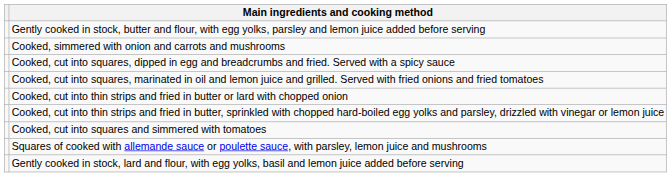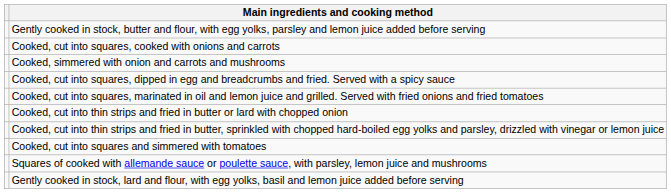+ row: (146, 46)
